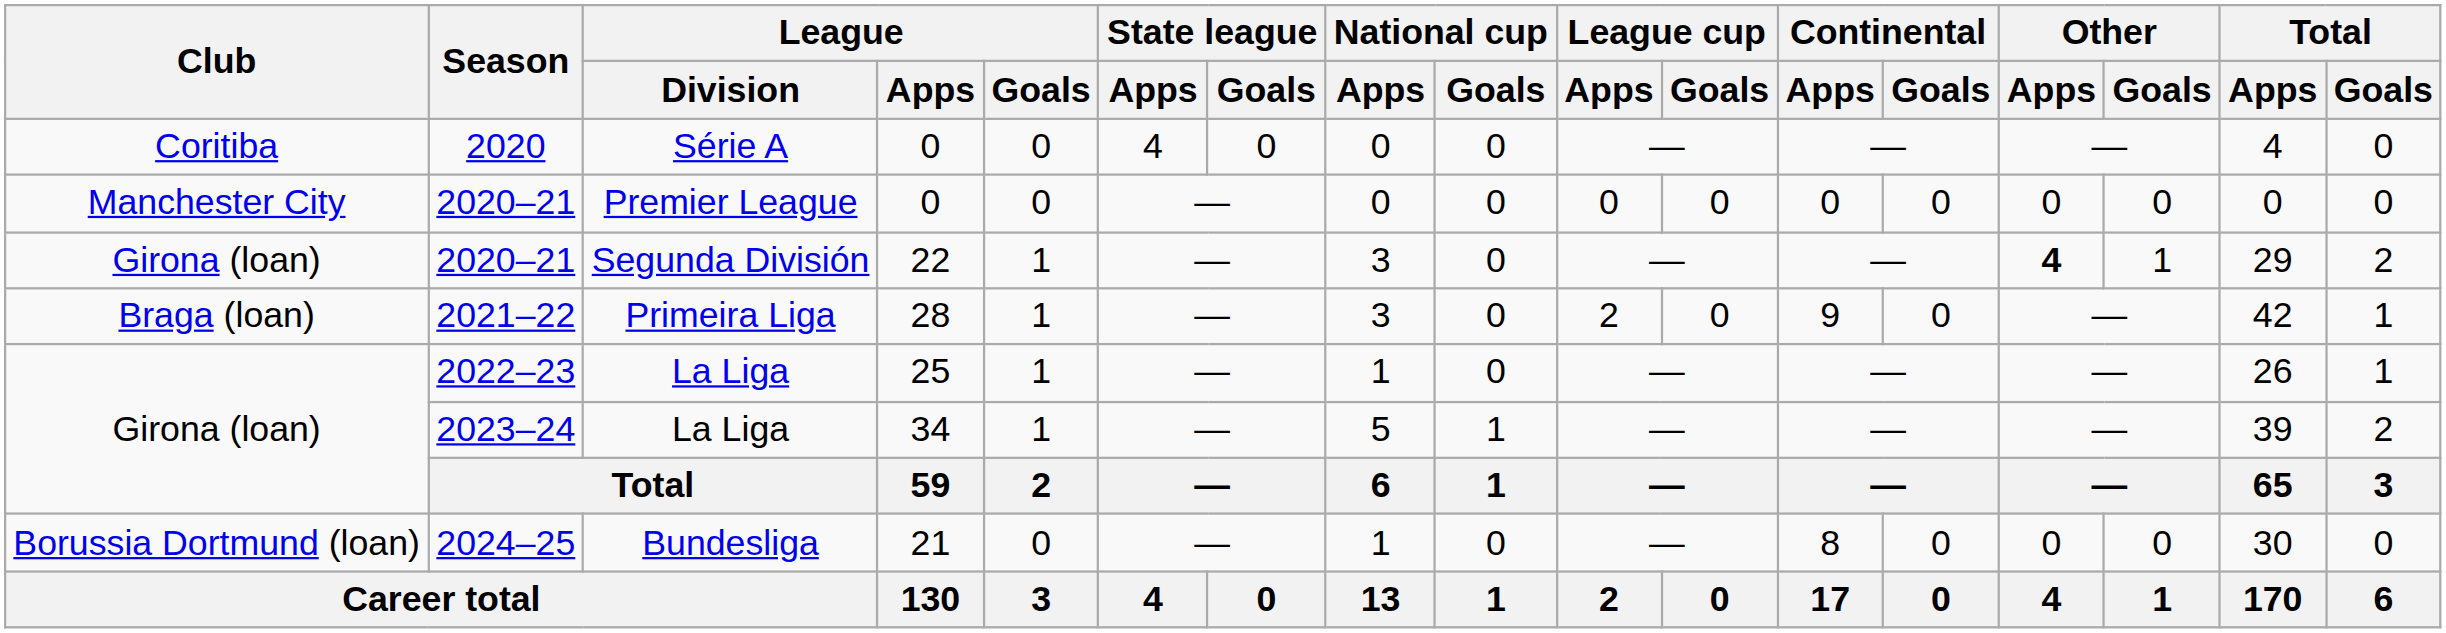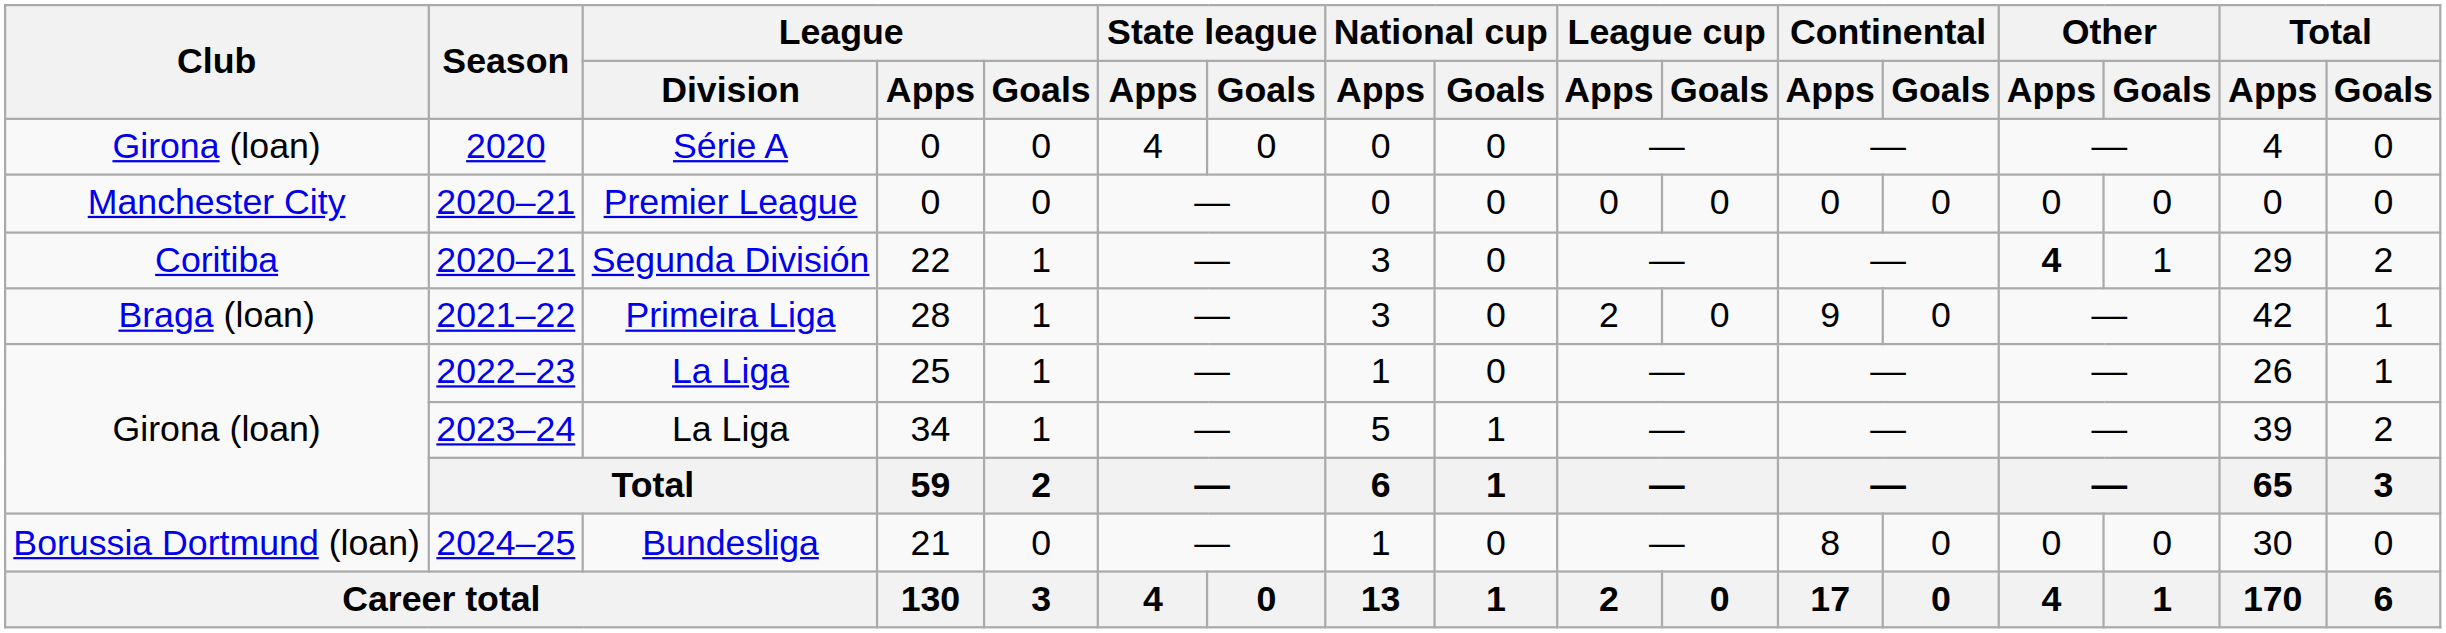(217, 145) Coritiba -> (217, 145) Girona (loan)
(217, 259) Girona (loan) -> (217, 259) Coritiba
